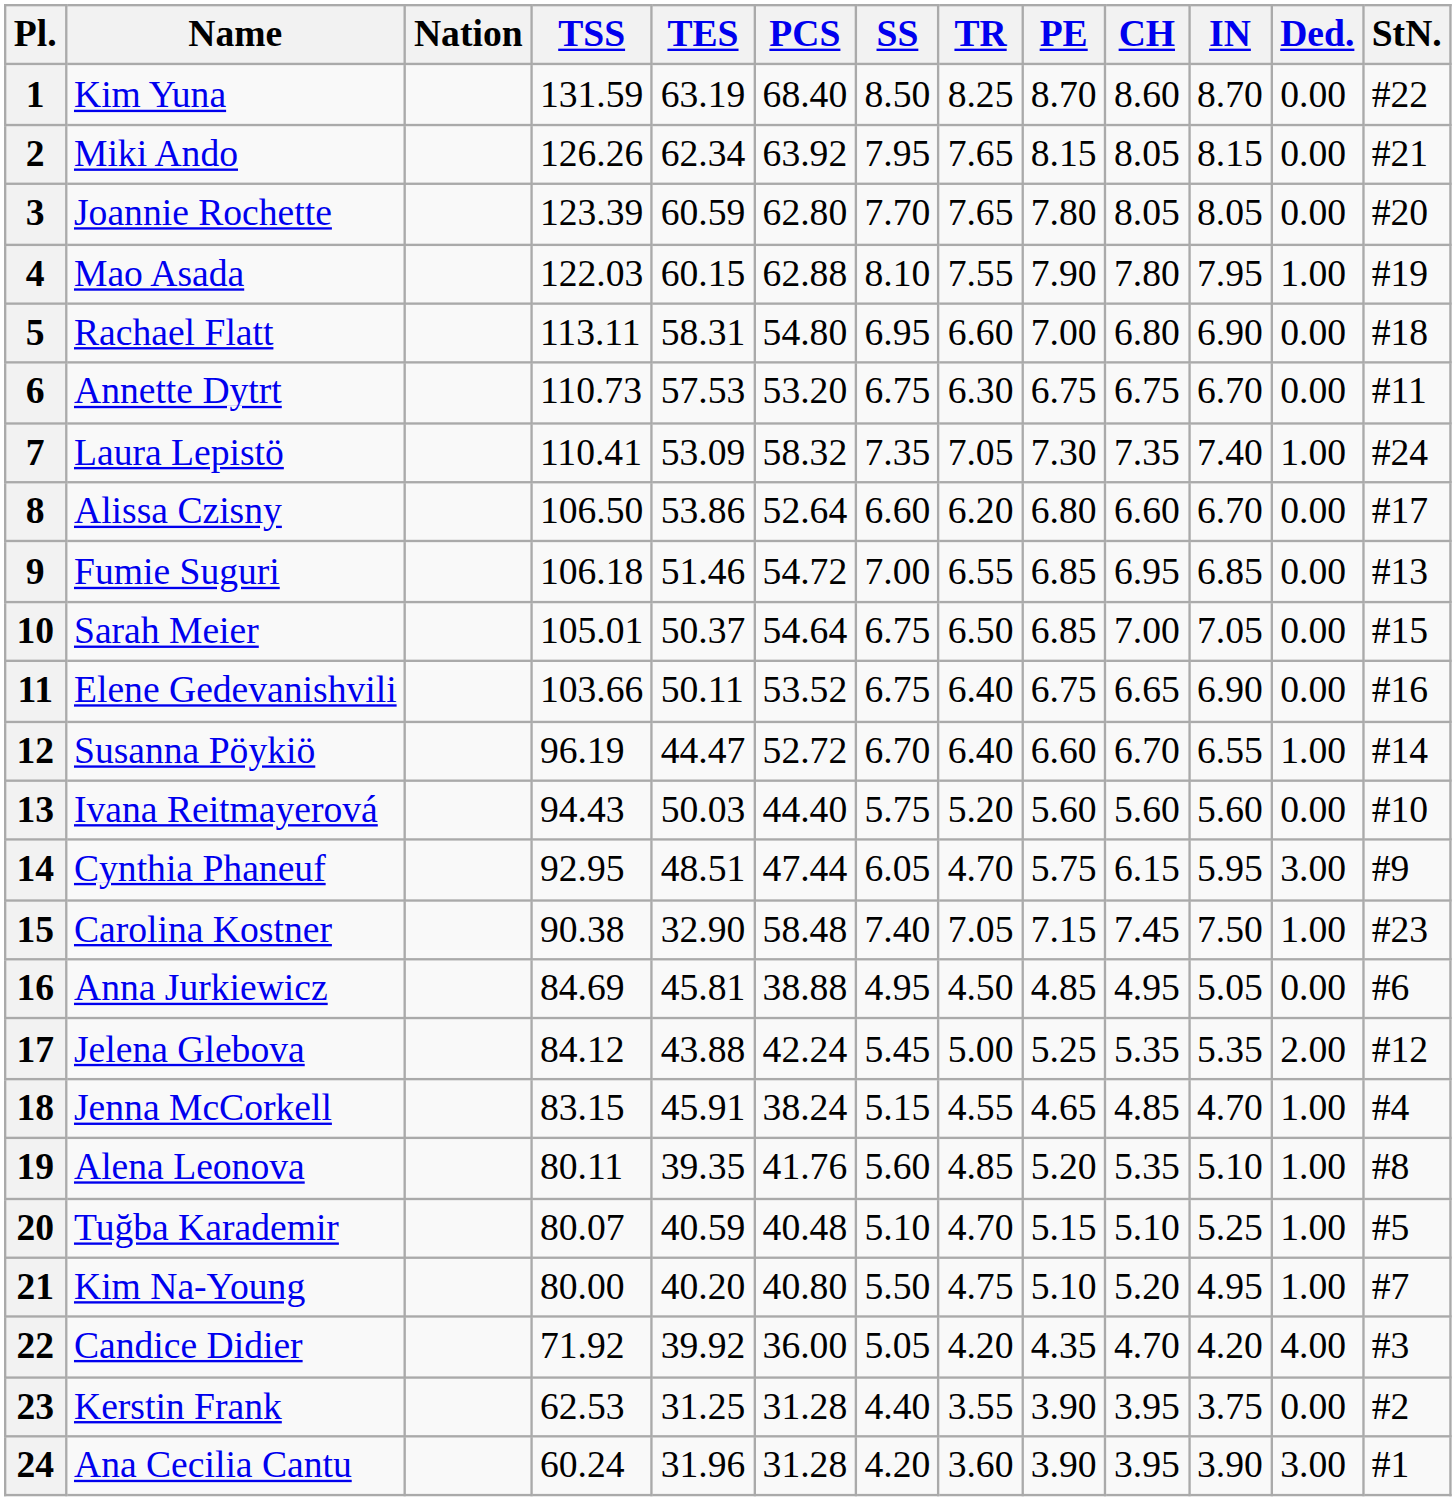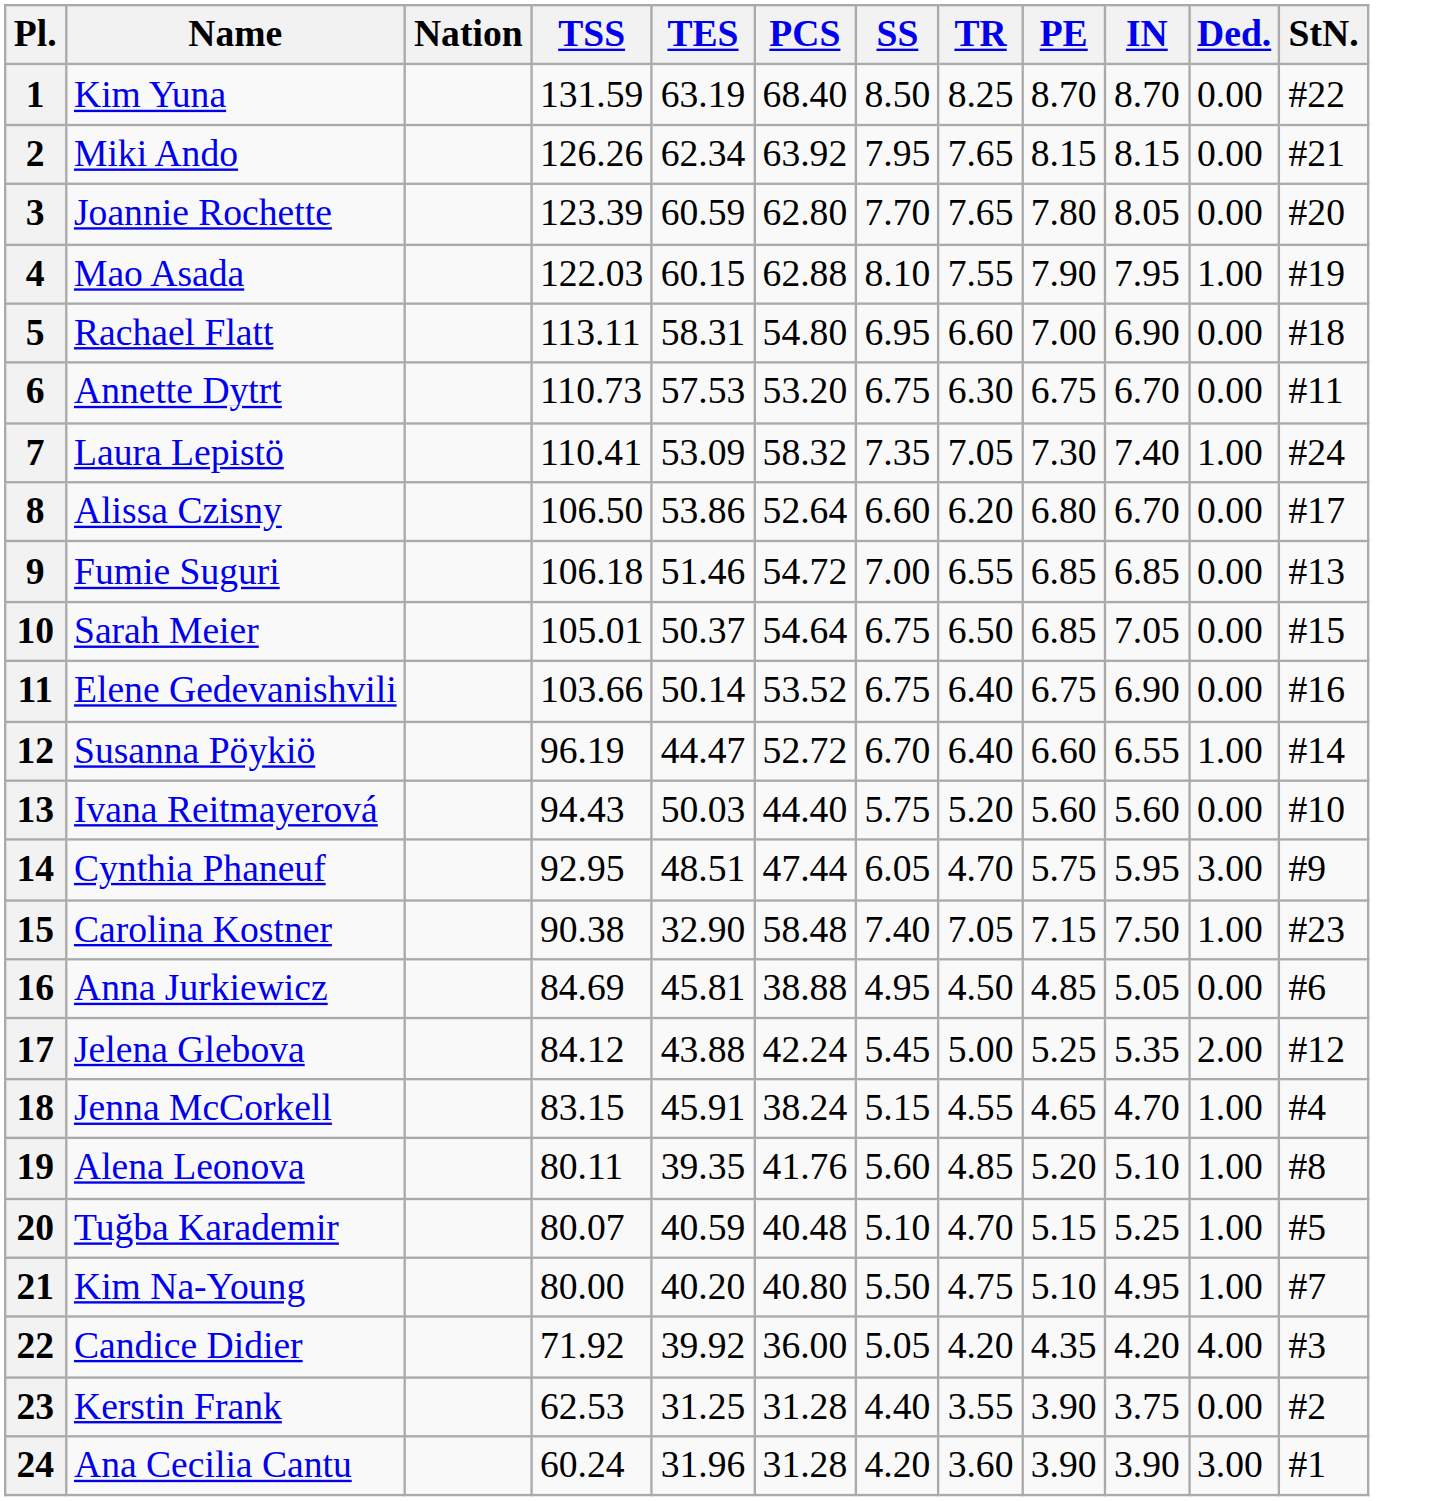- column: (1147, 34)
(702, 690) 50.11 -> (703, 690) 50.14
